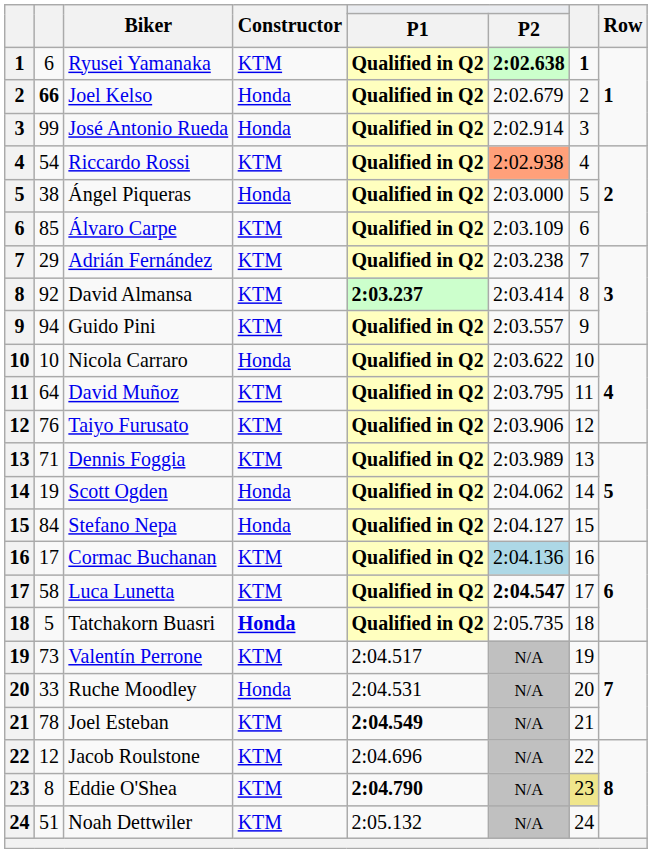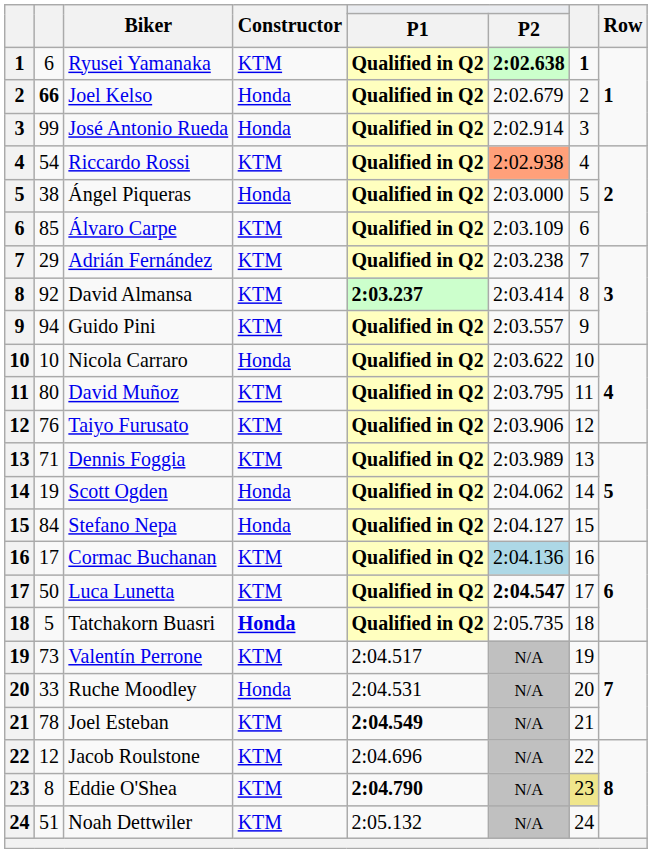(49, 392) 64 -> (49, 392) 80
(49, 590) 58 -> (49, 590) 50
